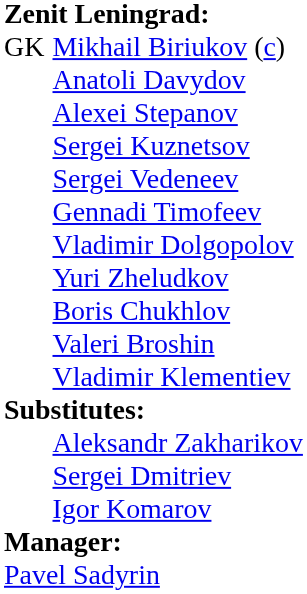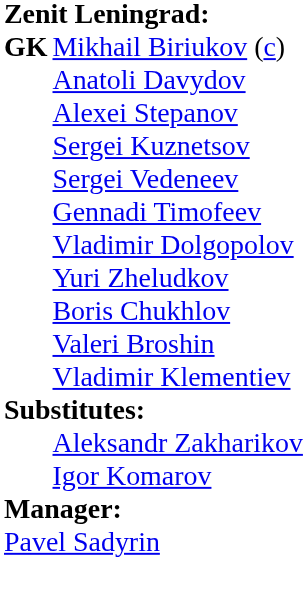(24, 47) normal -> (26, 47) bold
- row: (142, 475)
